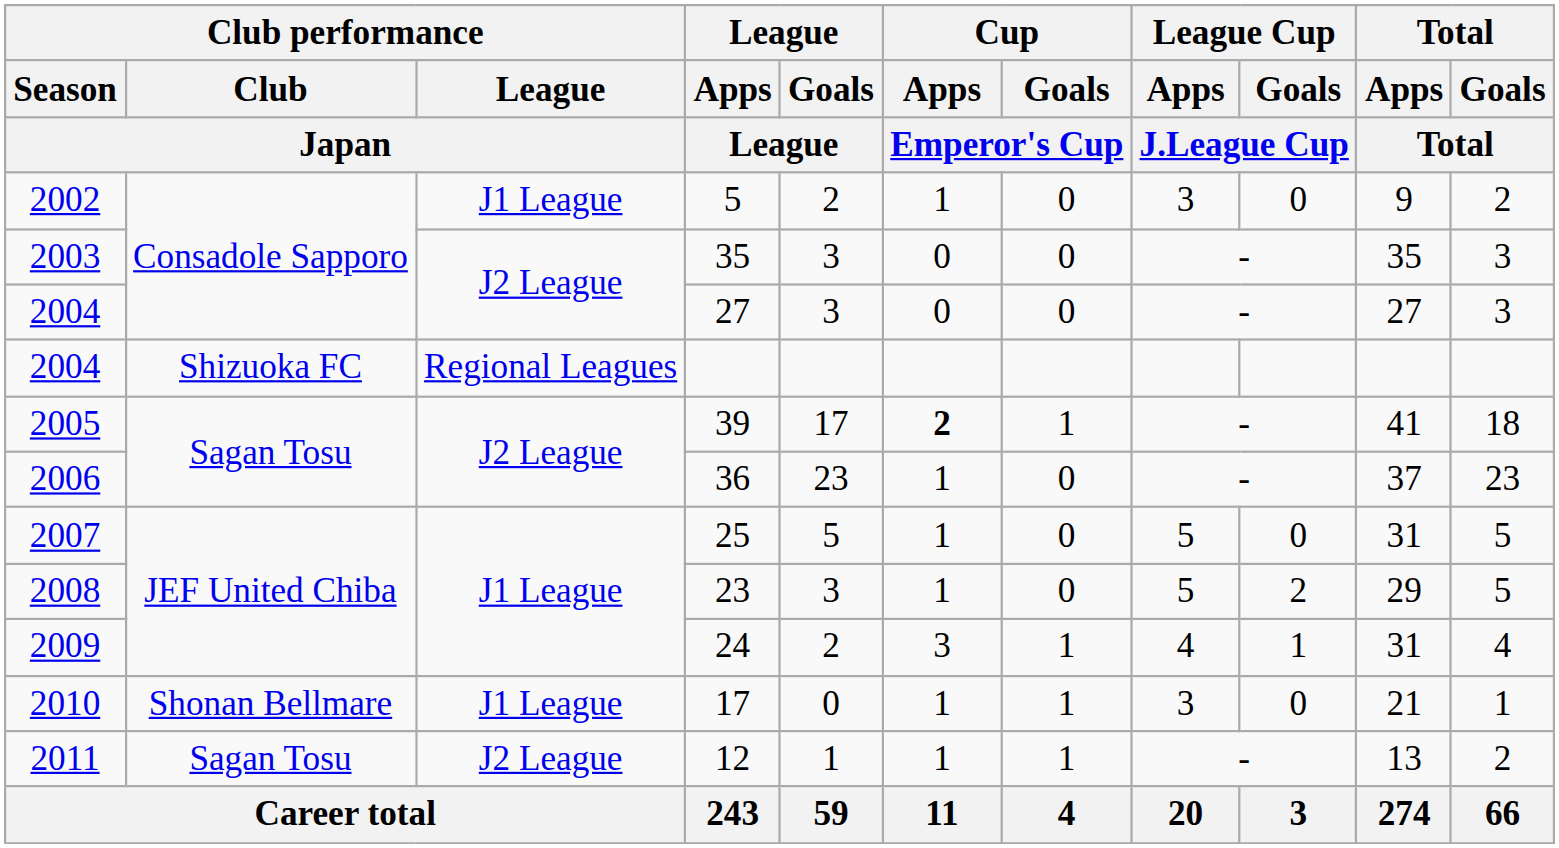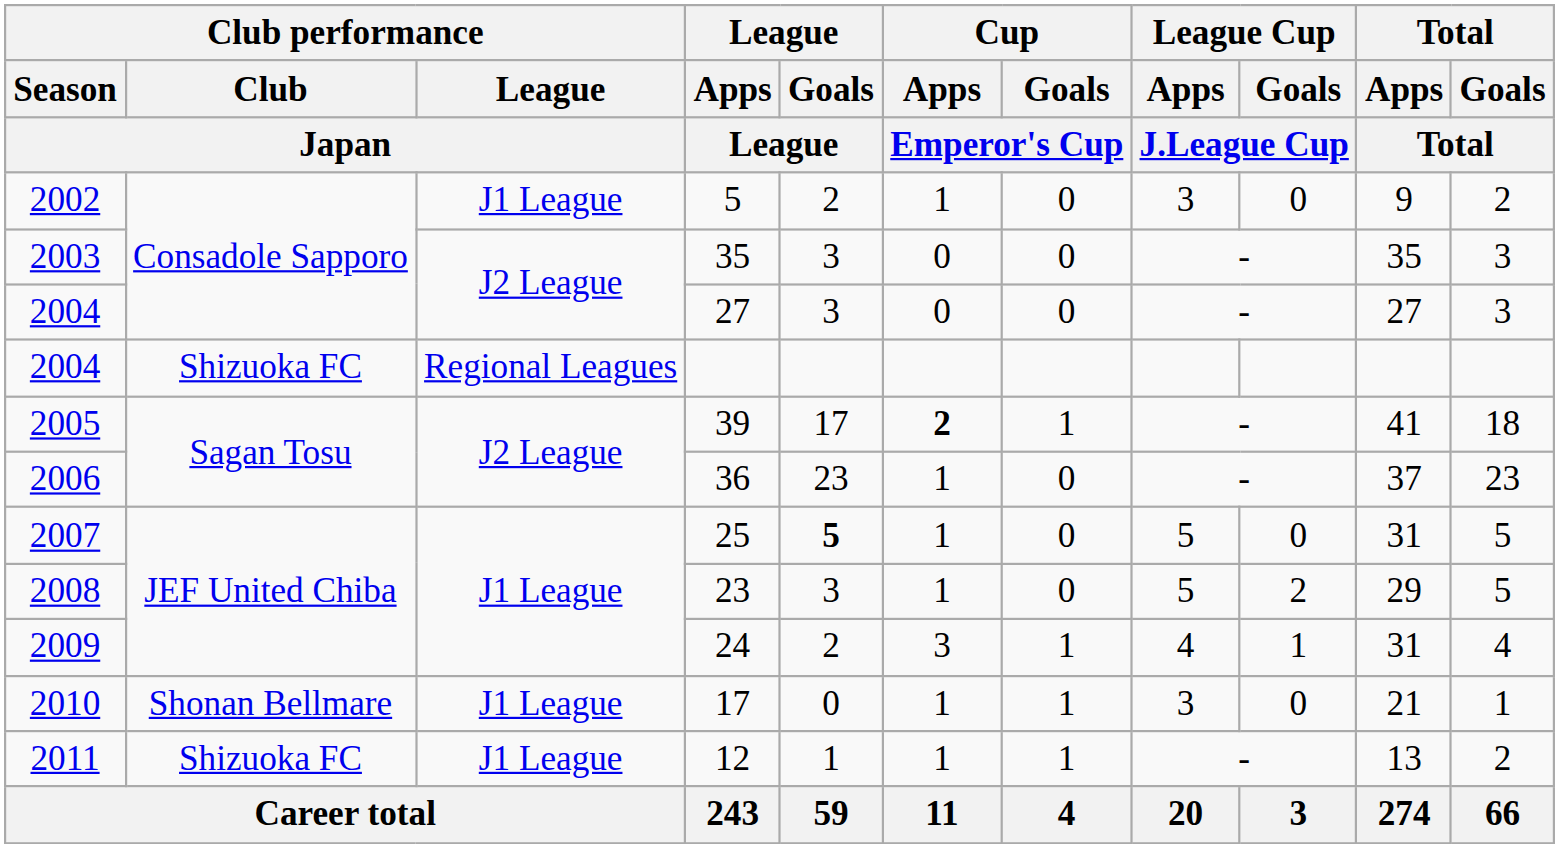(831, 534) normal -> (831, 534) bold
(270, 758) Sagan Tosu -> (270, 758) Shizuoka FC
(551, 758) J2 League -> (551, 758) J1 League
